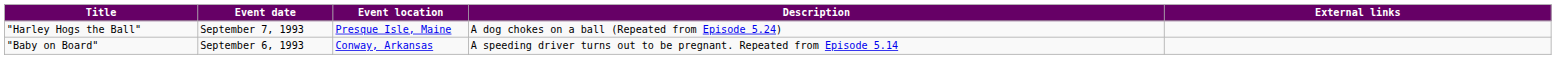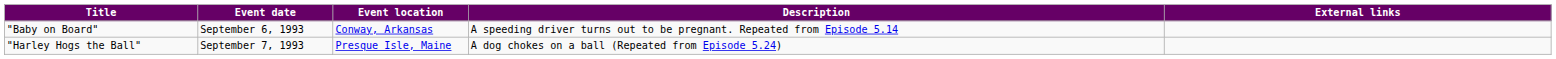rows swapped: (53, 46) <-> (74, 29)
